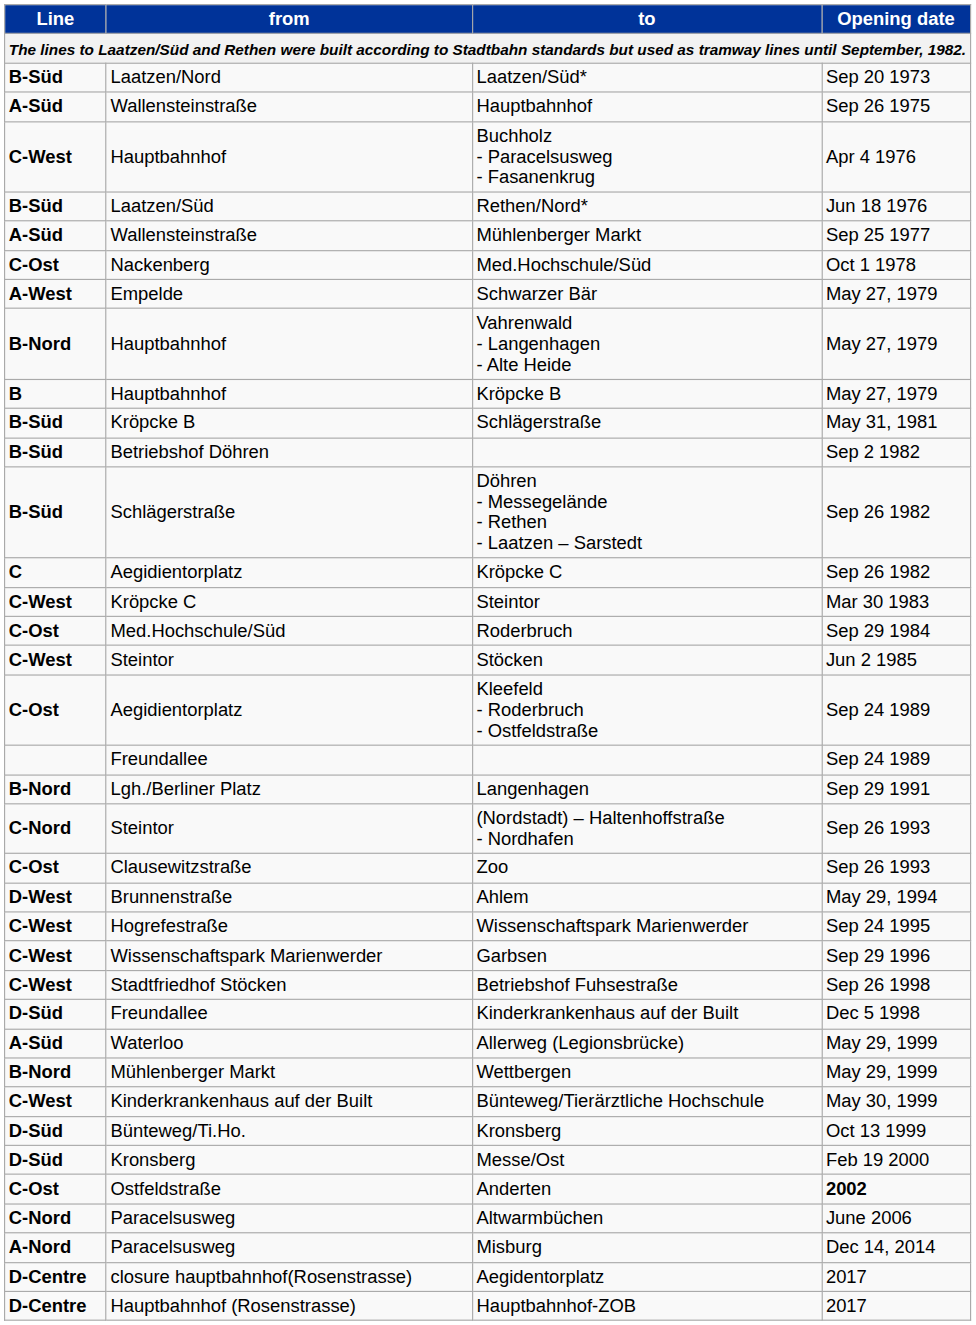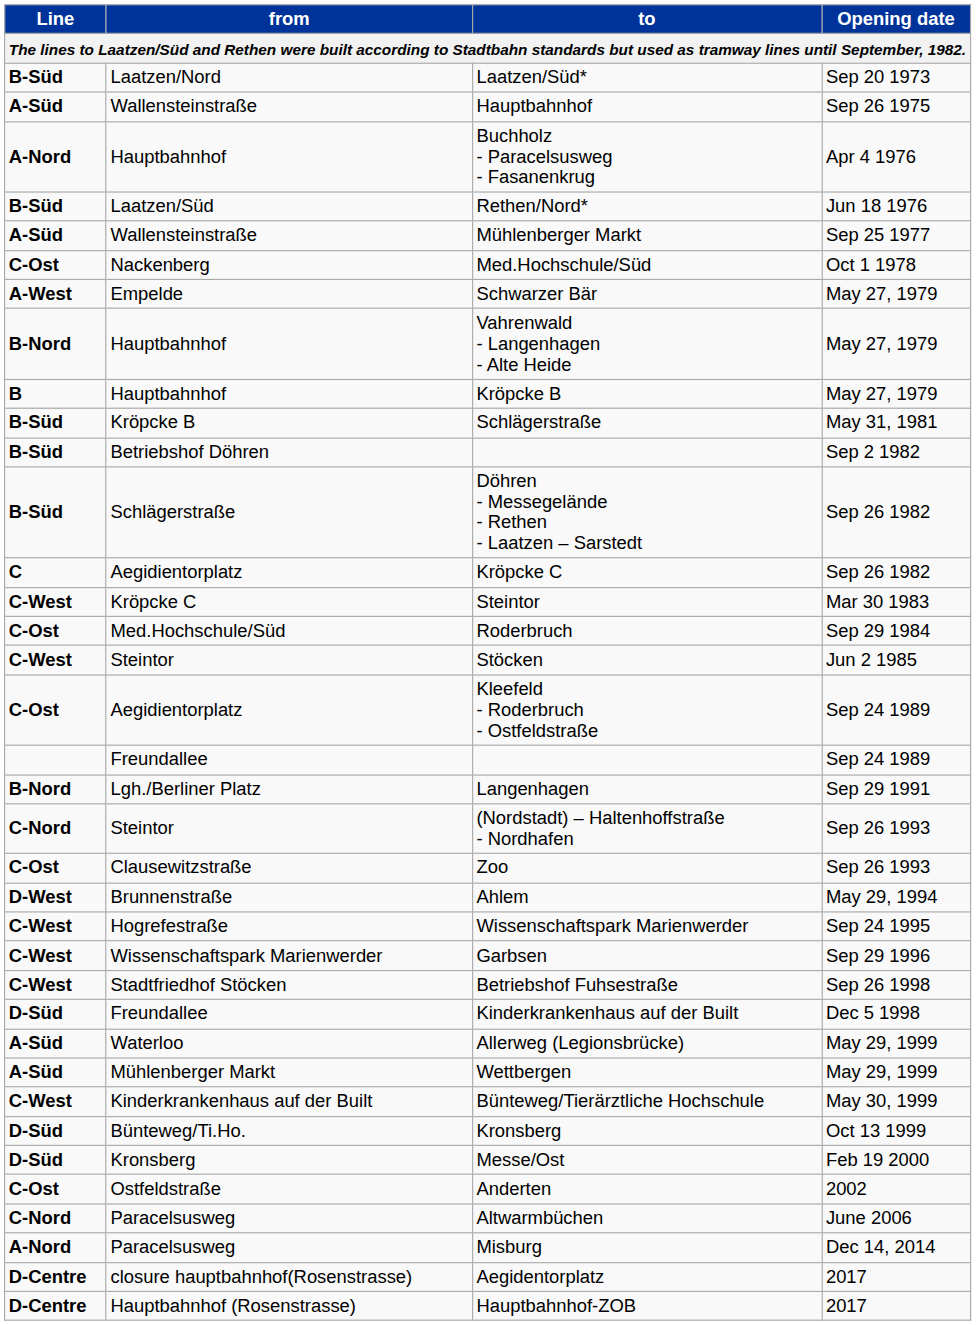(40, 156) C-West -> (40, 156) A-Nord
(40, 1072) B-Nord -> (36, 1072) A-Süd
(846, 1189) bold -> (846, 1189) normal
